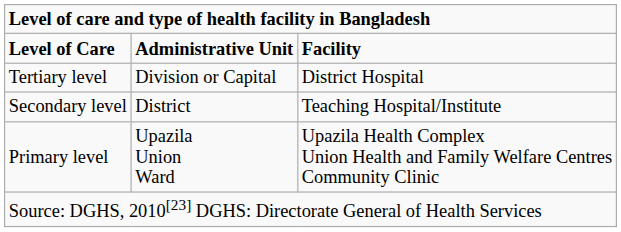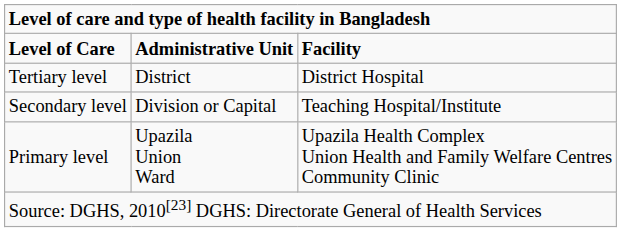(206, 77) Division or Capital -> (163, 77) District
(163, 106) District -> (206, 106) Division or Capital
